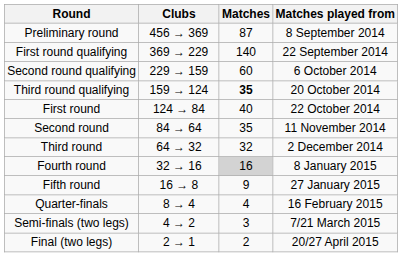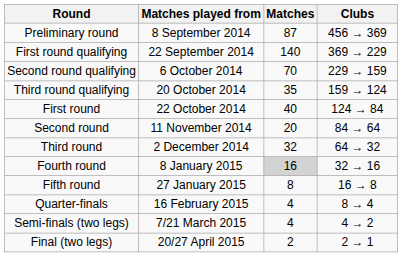columns swapped: (335, 14) <-> (179, 14)
(246, 71) 60 -> (290, 71) 70
(246, 90) bold -> (290, 90) normal
(246, 128) 35 -> (290, 128) 20
(246, 185) 9 -> (290, 185) 8
(246, 223) 3 -> (290, 223) 4
